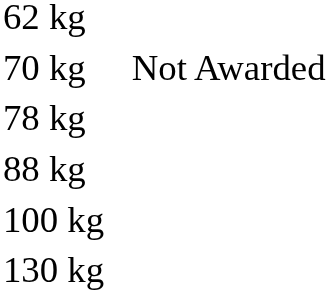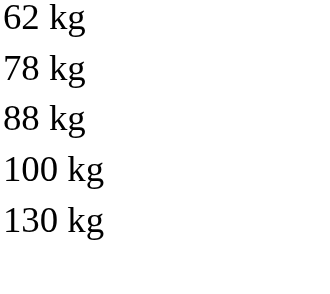- row: (44, 67)
